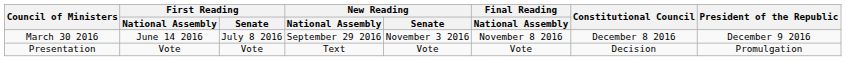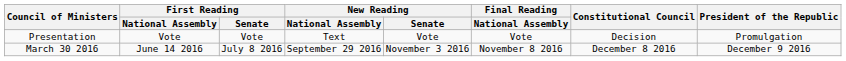rows swapped: (62, 49) <-> (62, 36)
